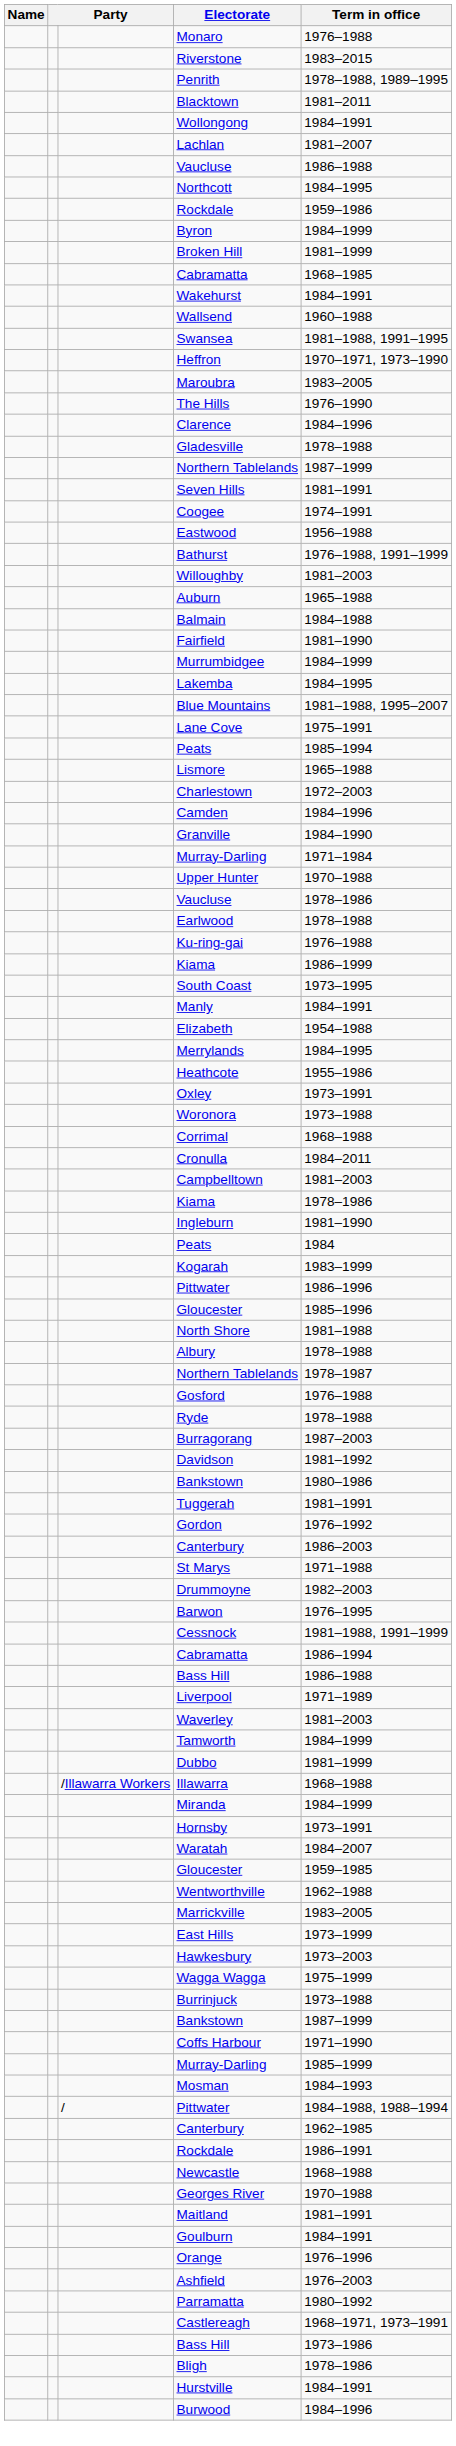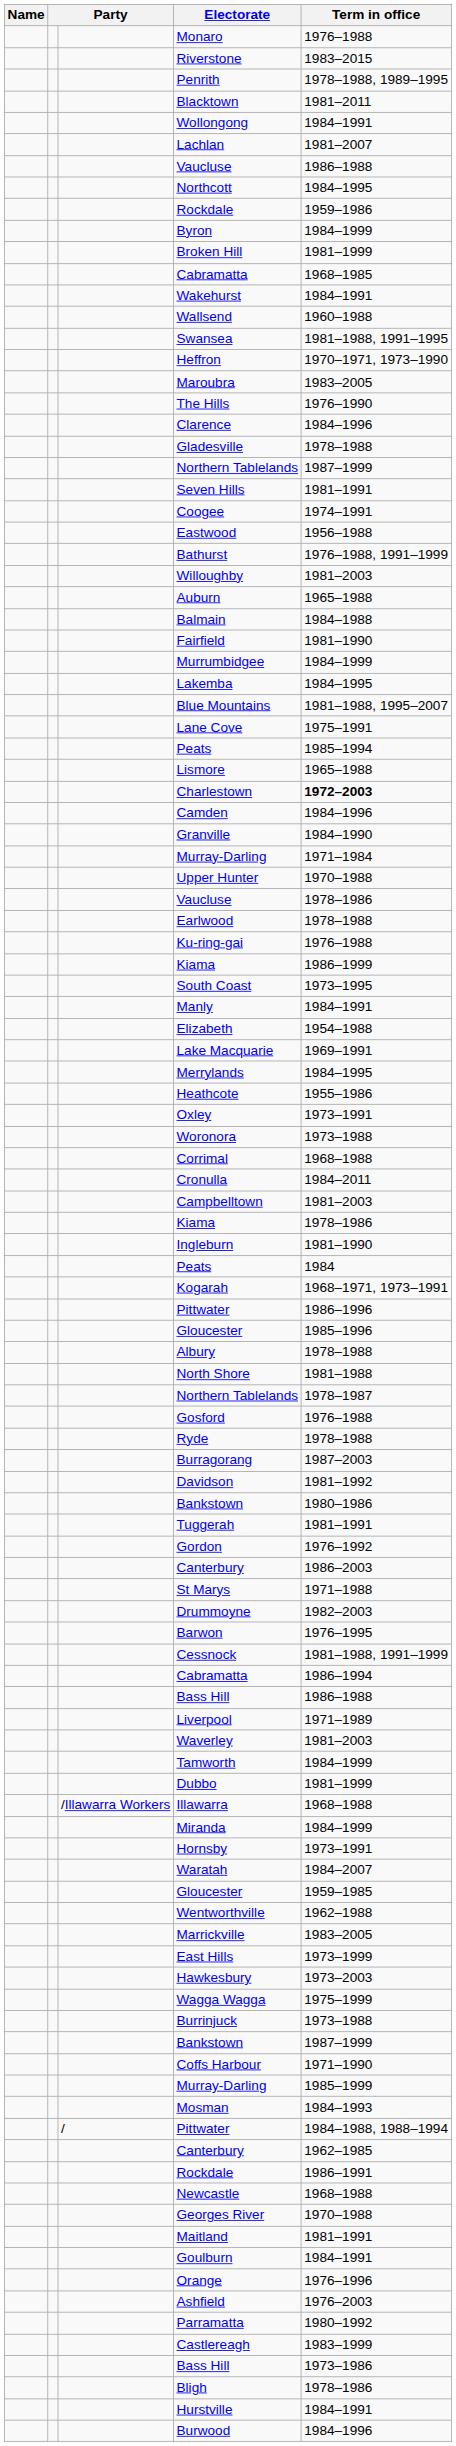(338, 791) normal -> (338, 791) bold
+ row: (116, 1051)
(338, 1266) 1983–1999 -> (376, 1287) 1968–1971, 1973–1991
rows swapped: (116, 1331) <-> (116, 1352)
(376, 2323) 1968–1971, 1973–1991 -> (338, 2344) 1983–1999
